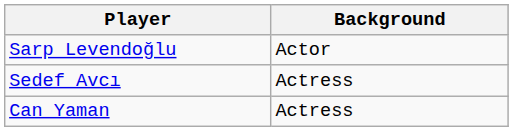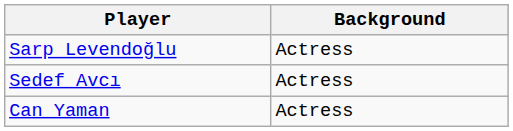(303, 50) Actor -> (314, 50) Actress
